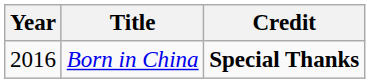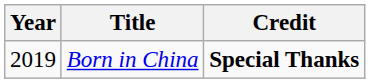(33, 59) 2016 -> (33, 59) 2019
